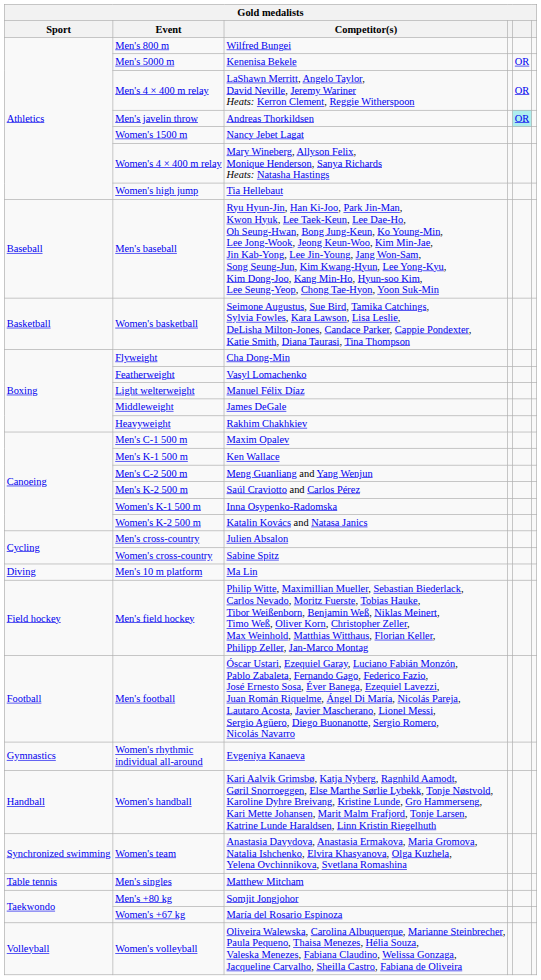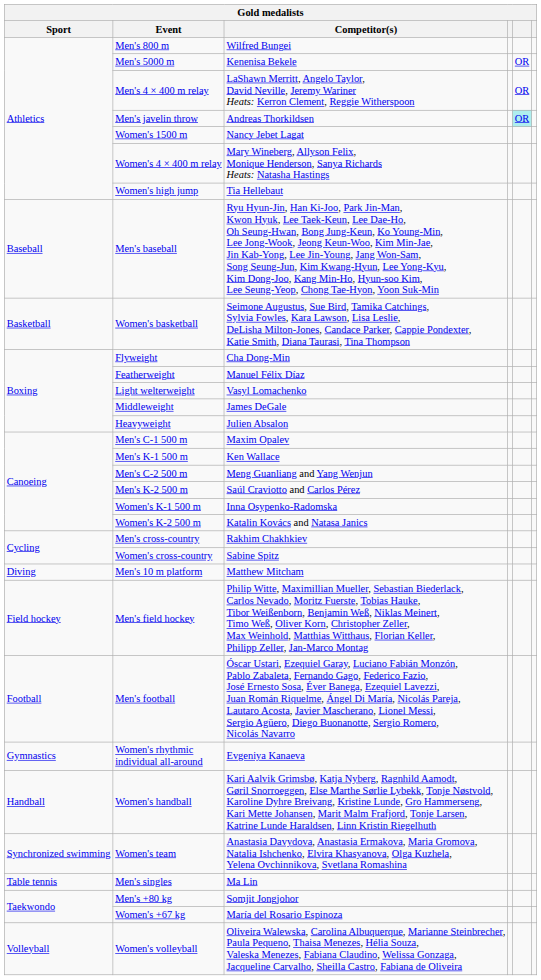(267, 374) Vasyl Lomachenko -> (266, 374) Manuel Félix Díaz
(266, 390) Manuel Félix Díaz -> (267, 390) Vasyl Lomachenko
(267, 423) Rakhim Chakhkiev -> (257, 423) Julien Absalon
(257, 539) Julien Absalon -> (267, 539) Rakhim Chakhkiev
(242, 572) Ma Lin -> (265, 572) Matthew Mitcham
(265, 881) Matthew Mitcham -> (242, 881) Ma Lin
